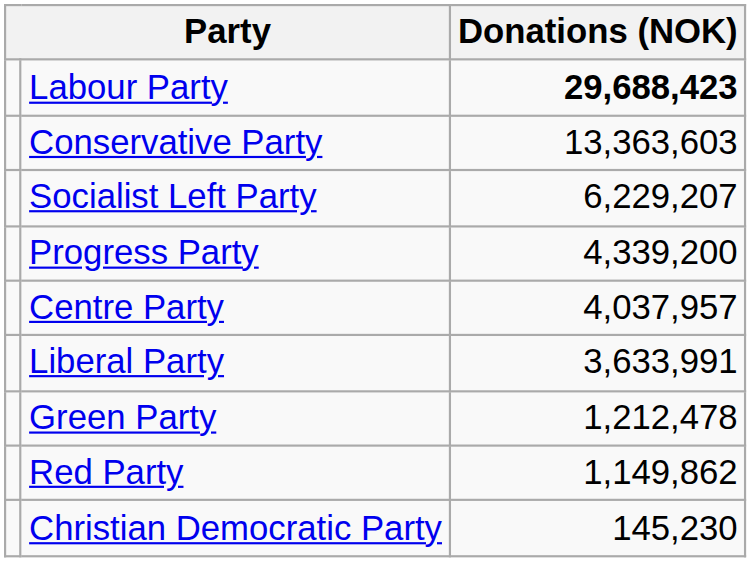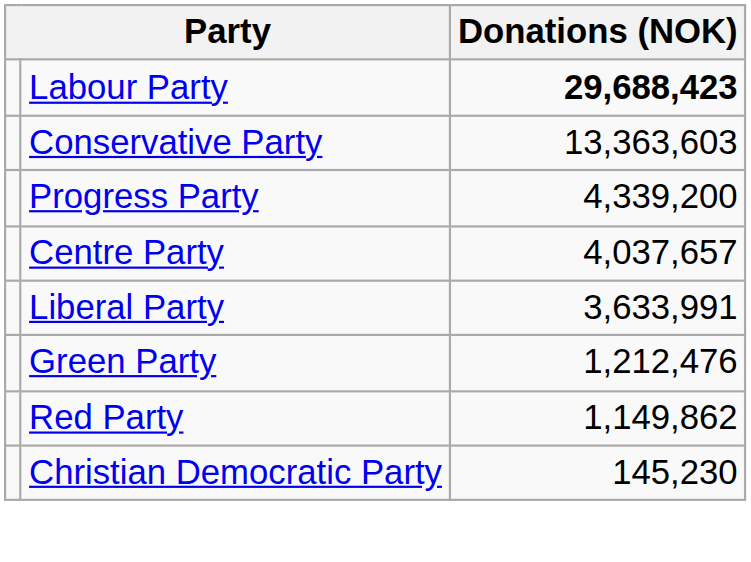- row: (173, 197)
(660, 307) 4,037,957 -> (660, 252) 4,037,657
(660, 417) 1,212,478 -> (660, 362) 1,212,476
